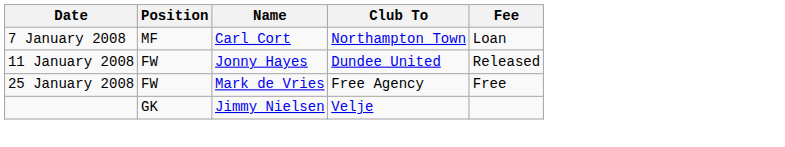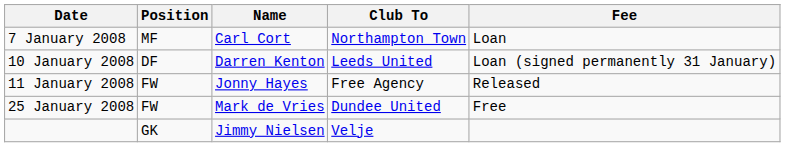+ row: (71, 62)
(386, 62) Dundee United -> (378, 85) Free Agency
(378, 85) Free Agency -> (386, 108) Dundee United
